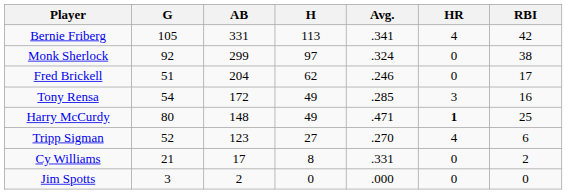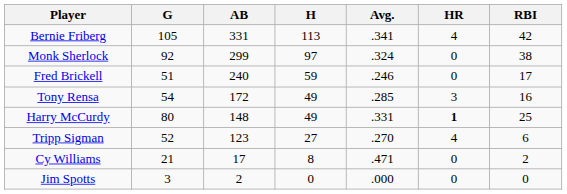(239, 76) 204 -> (239, 76) 240
(311, 76) 62 -> (311, 76) 59
(382, 117) .471 -> (382, 117) .331
(382, 158) .331 -> (382, 158) .471
